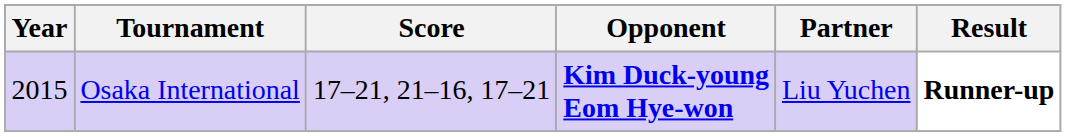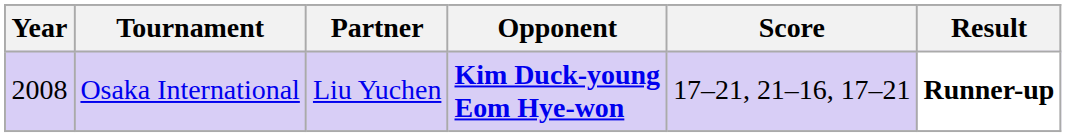columns swapped: (846, 27) <-> (432, 27)
(39, 90) 2015 -> (39, 90) 2008
